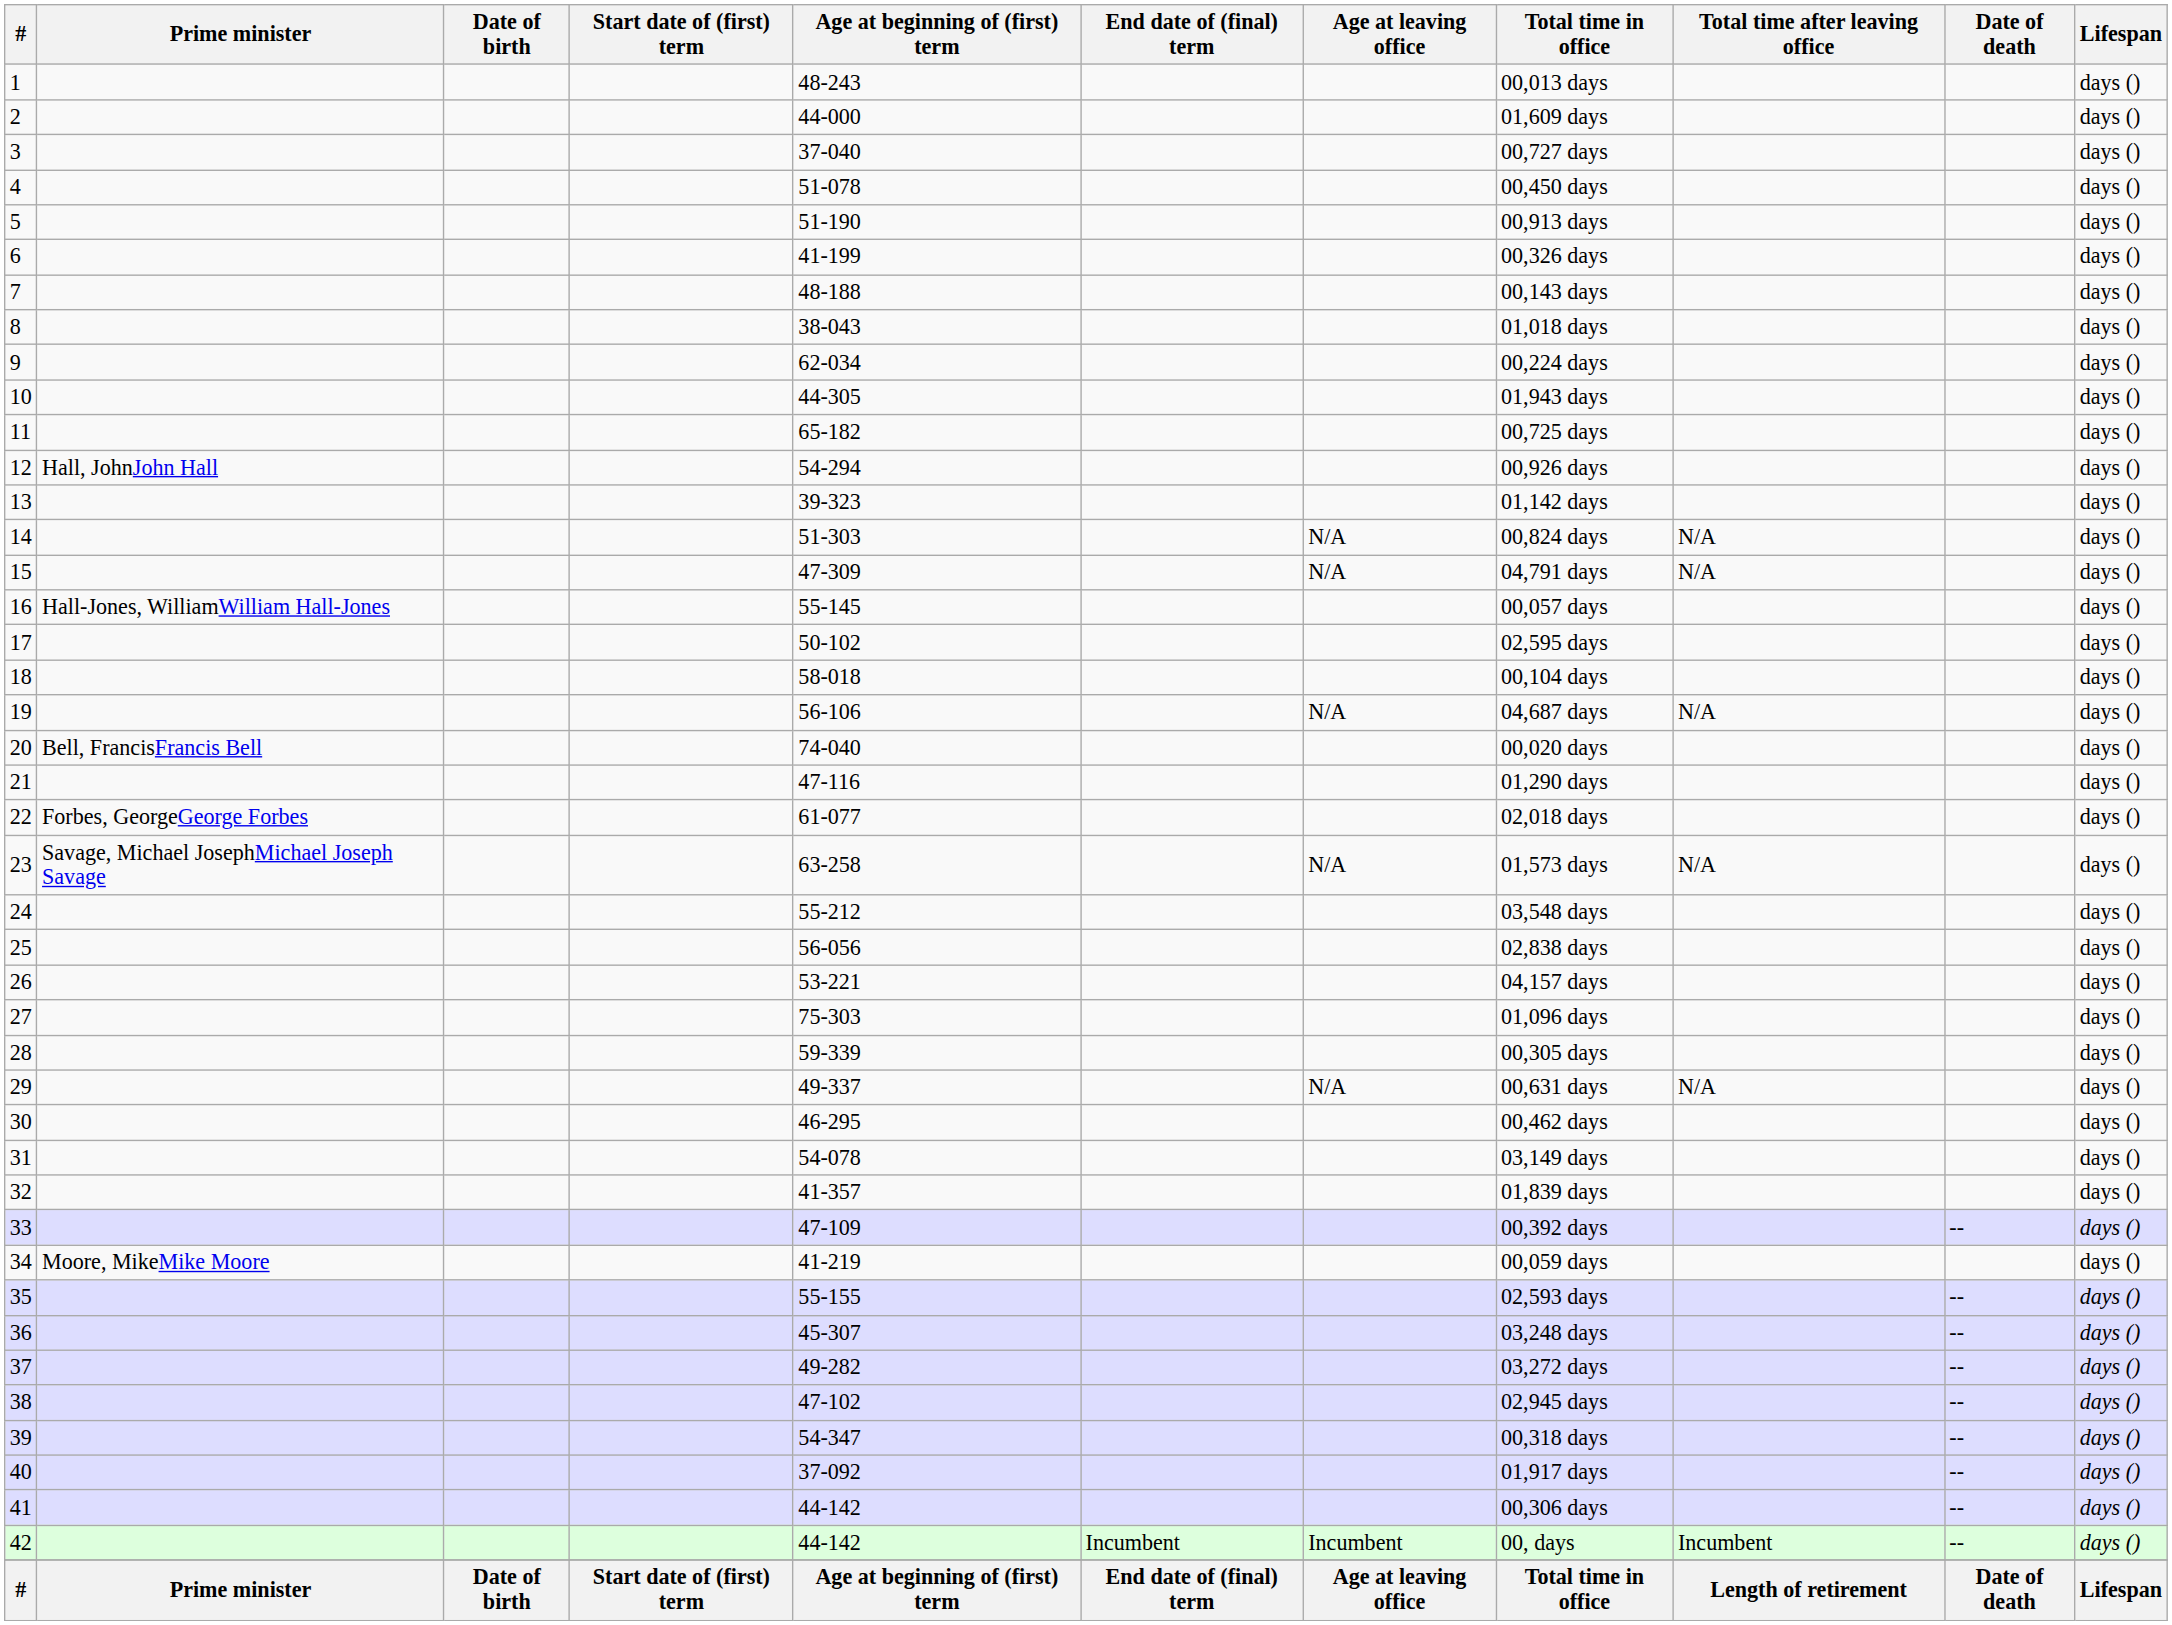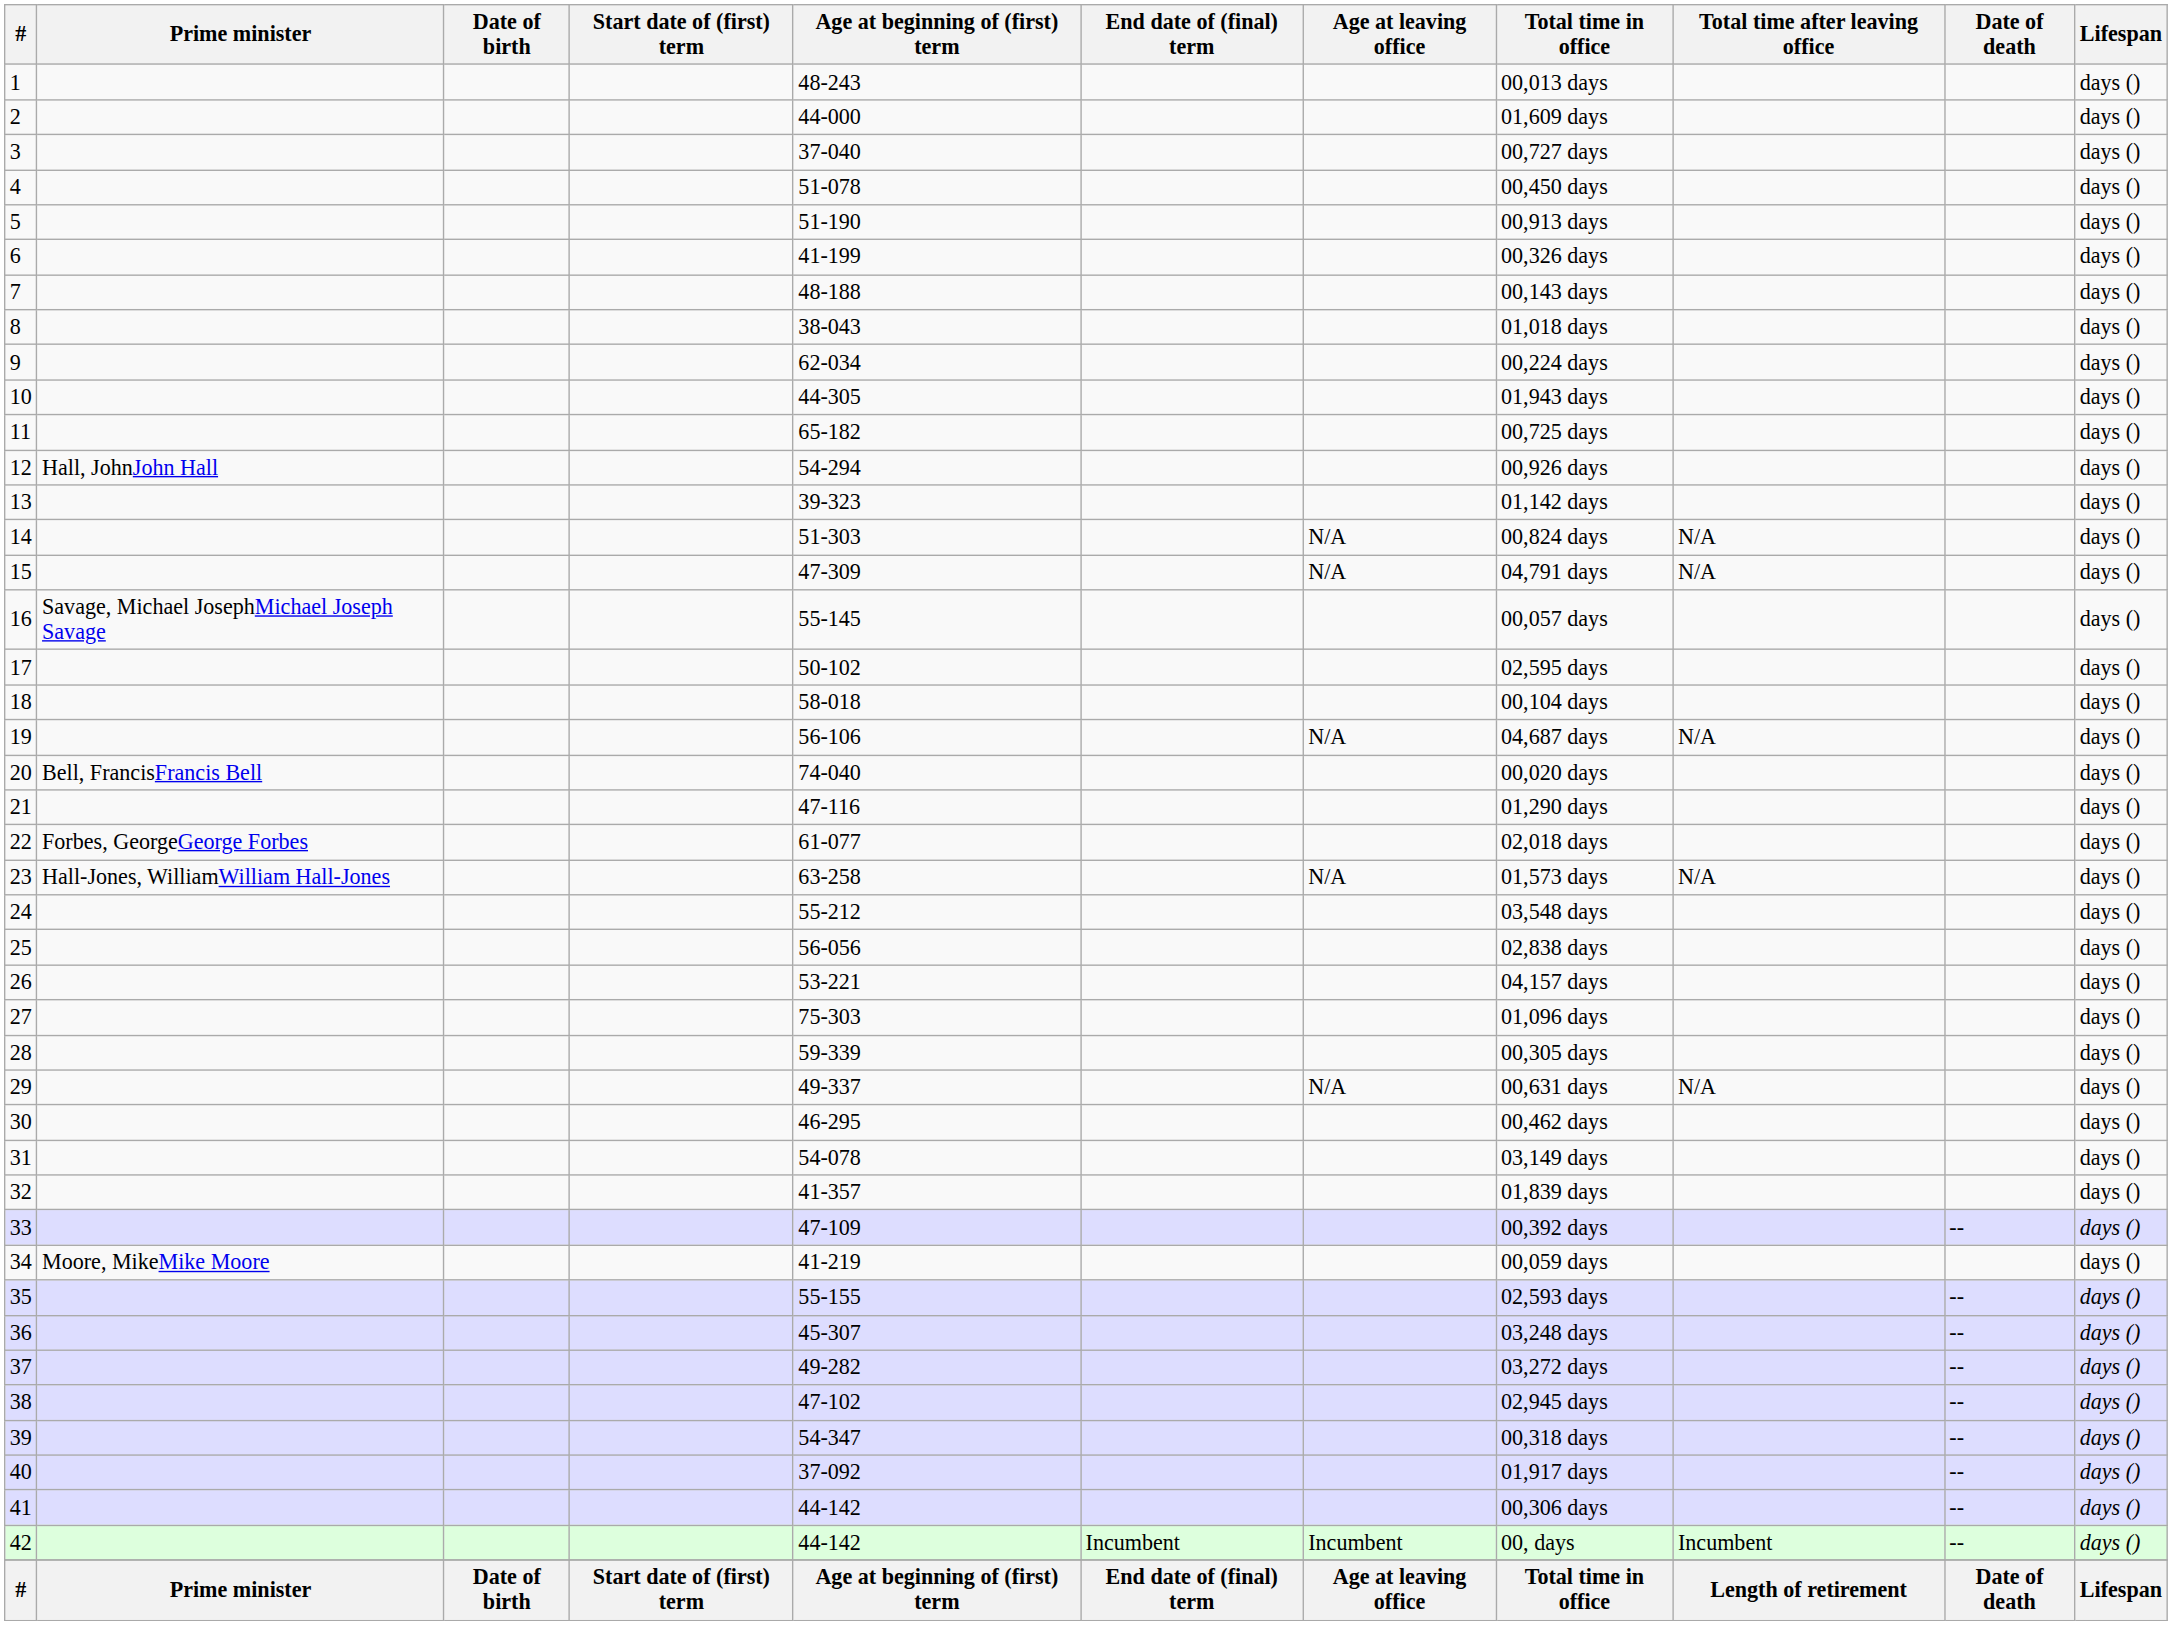(216, 607) Hall-Jones, WilliamWilliam Hall-Jones -> (217, 619) Savage, Michael JosephMichael Joseph Savage
(217, 864) Savage, Michael JosephMichael Joseph Savage -> (216, 877) Hall-Jones, WilliamWilliam Hall-Jones
